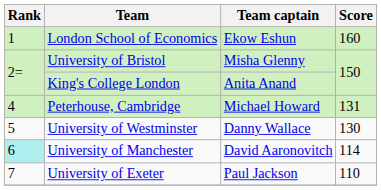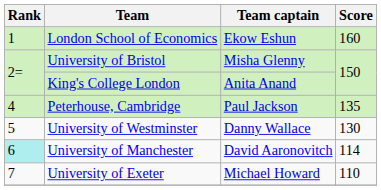(272, 106) Michael Howard -> (261, 106) Paul Jackson
(350, 106) 131 -> (350, 106) 135
(261, 173) Paul Jackson -> (272, 173) Michael Howard
